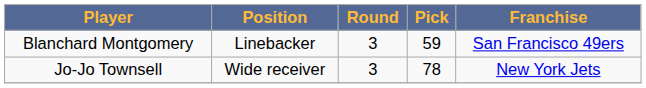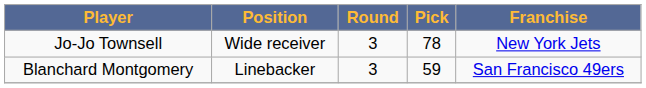rows swapped: (108, 43) <-> (108, 69)
